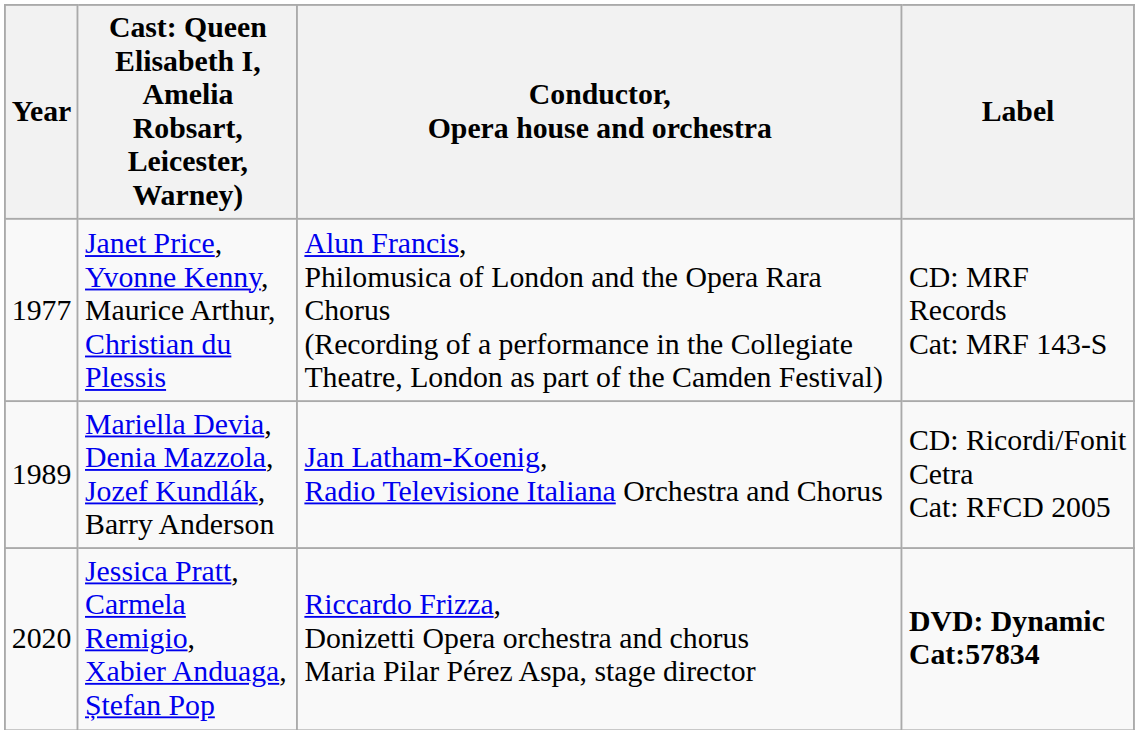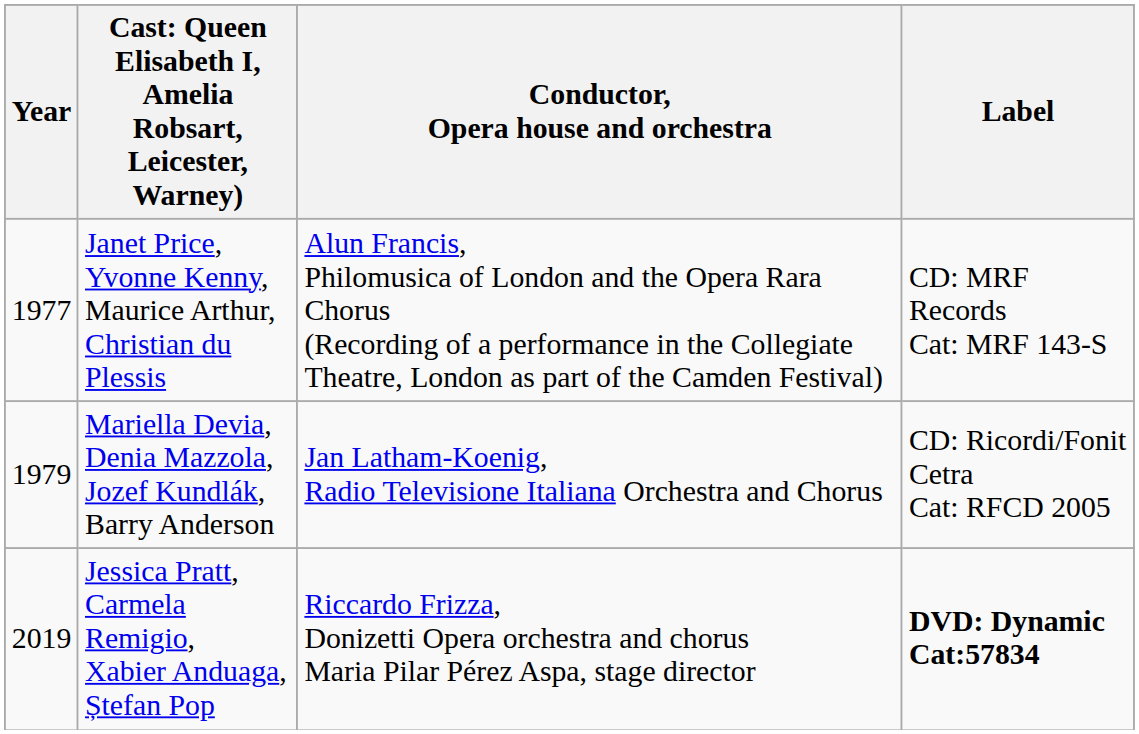(42, 474) 1989 -> (42, 474) 1979
(42, 638) 2020 -> (42, 638) 2019
